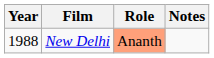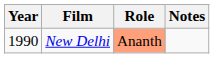(23, 40) 1988 -> (23, 40) 1990
